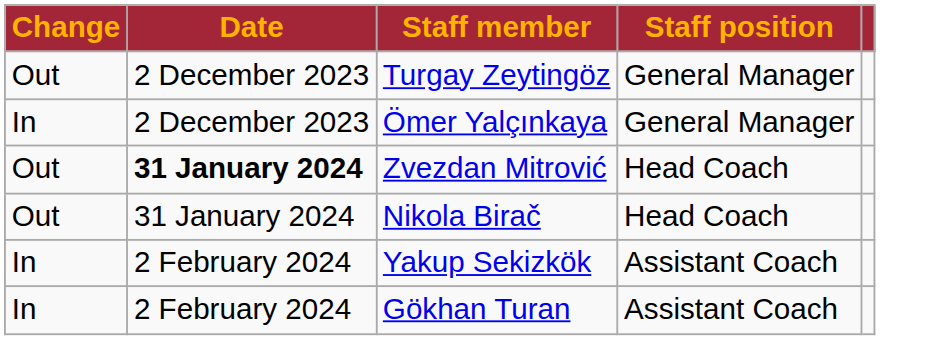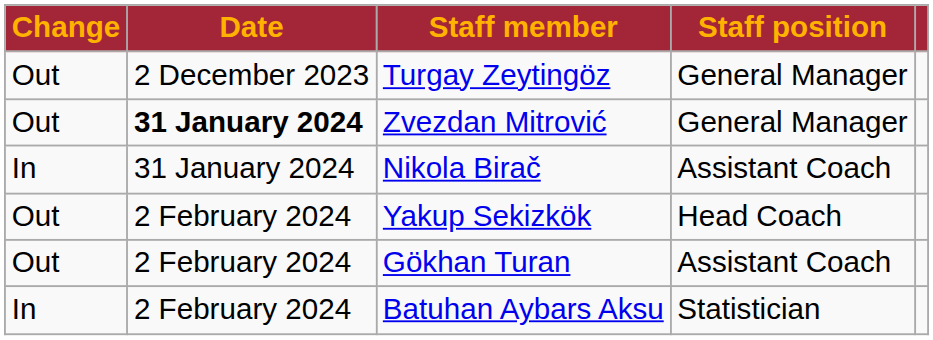- row: (495, 121)
(706, 168) Head Coach -> (793, 121) General Manager
(36, 215) Out -> (24, 168) In
(706, 215) Head Coach -> (784, 168) Assistant Coach
(24, 262) In -> (36, 215) Out
(731, 262) Assistant Coach -> (760, 215) Head Coach
(24, 309) In -> (36, 262) Out
+ row: (523, 309)
